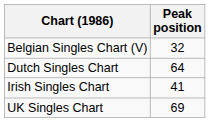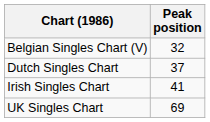(177, 68) 64 -> (177, 68) 37
